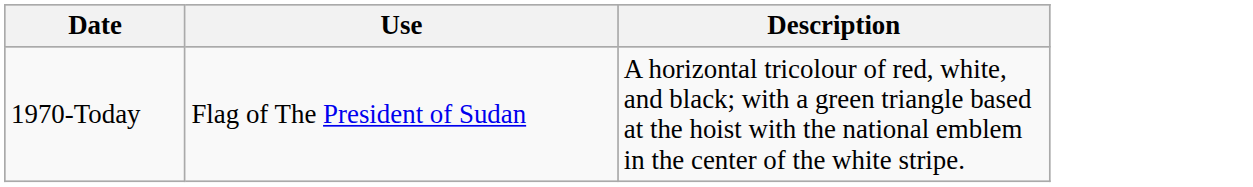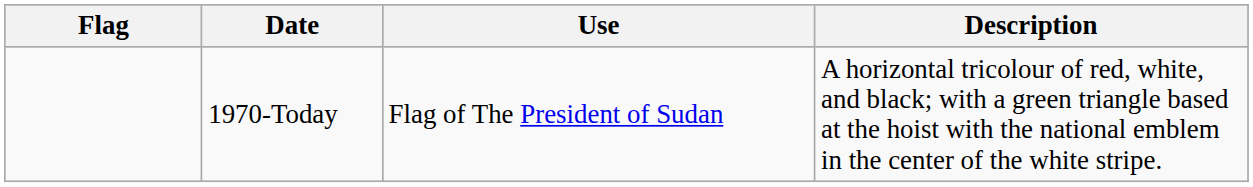+ column: (103, 25)
